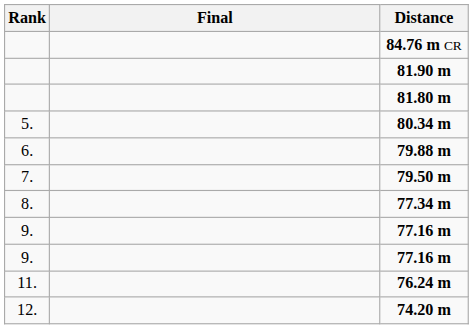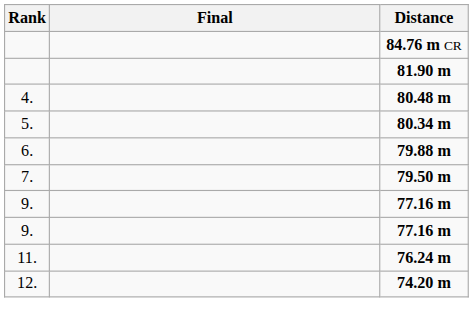- row: (27, 98)
+ row: (27, 97)
- row: (27, 204)
